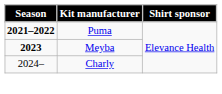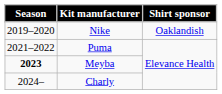+ row: (100, 30)
(31, 30) bold -> (31, 47) normal
